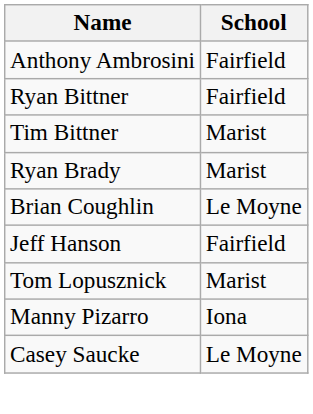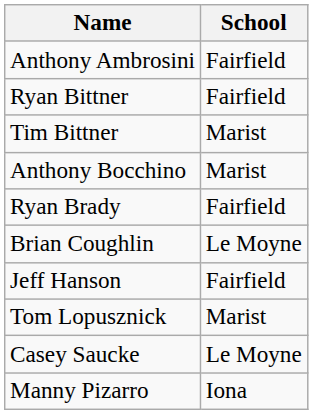+ row: (98, 170)
(236, 170) Marist -> (246, 206) Fairfield
rows swapped: (79, 317) <-> (75, 354)
